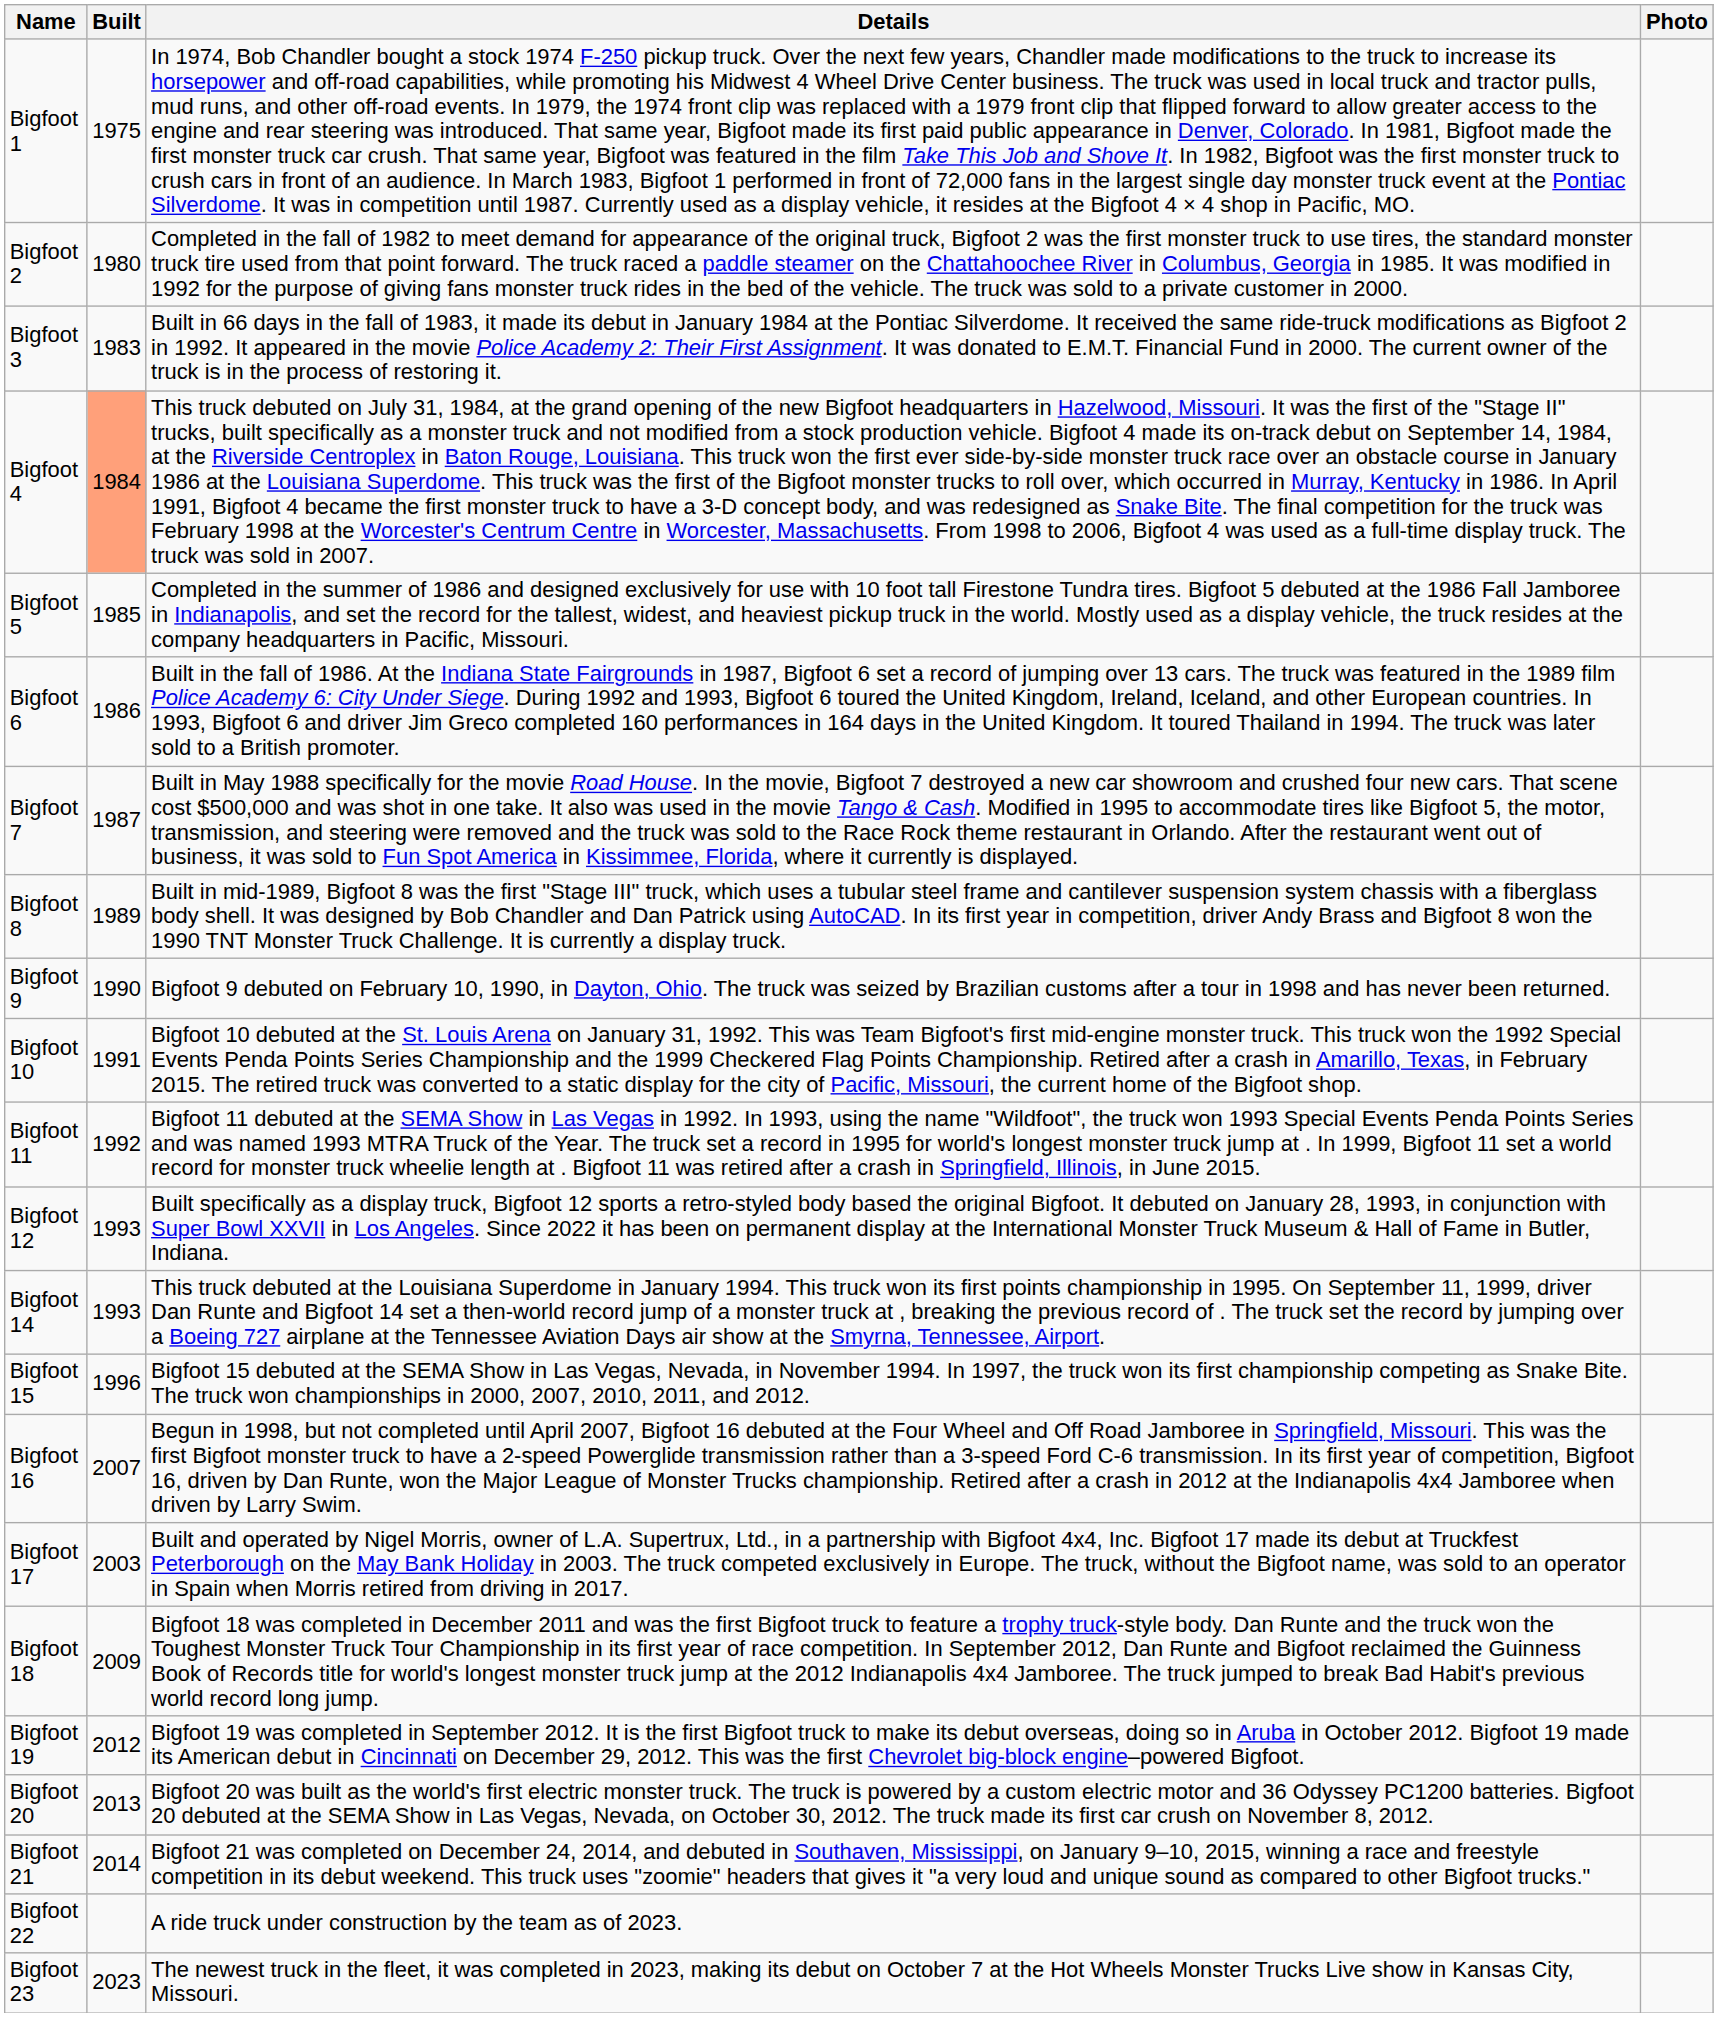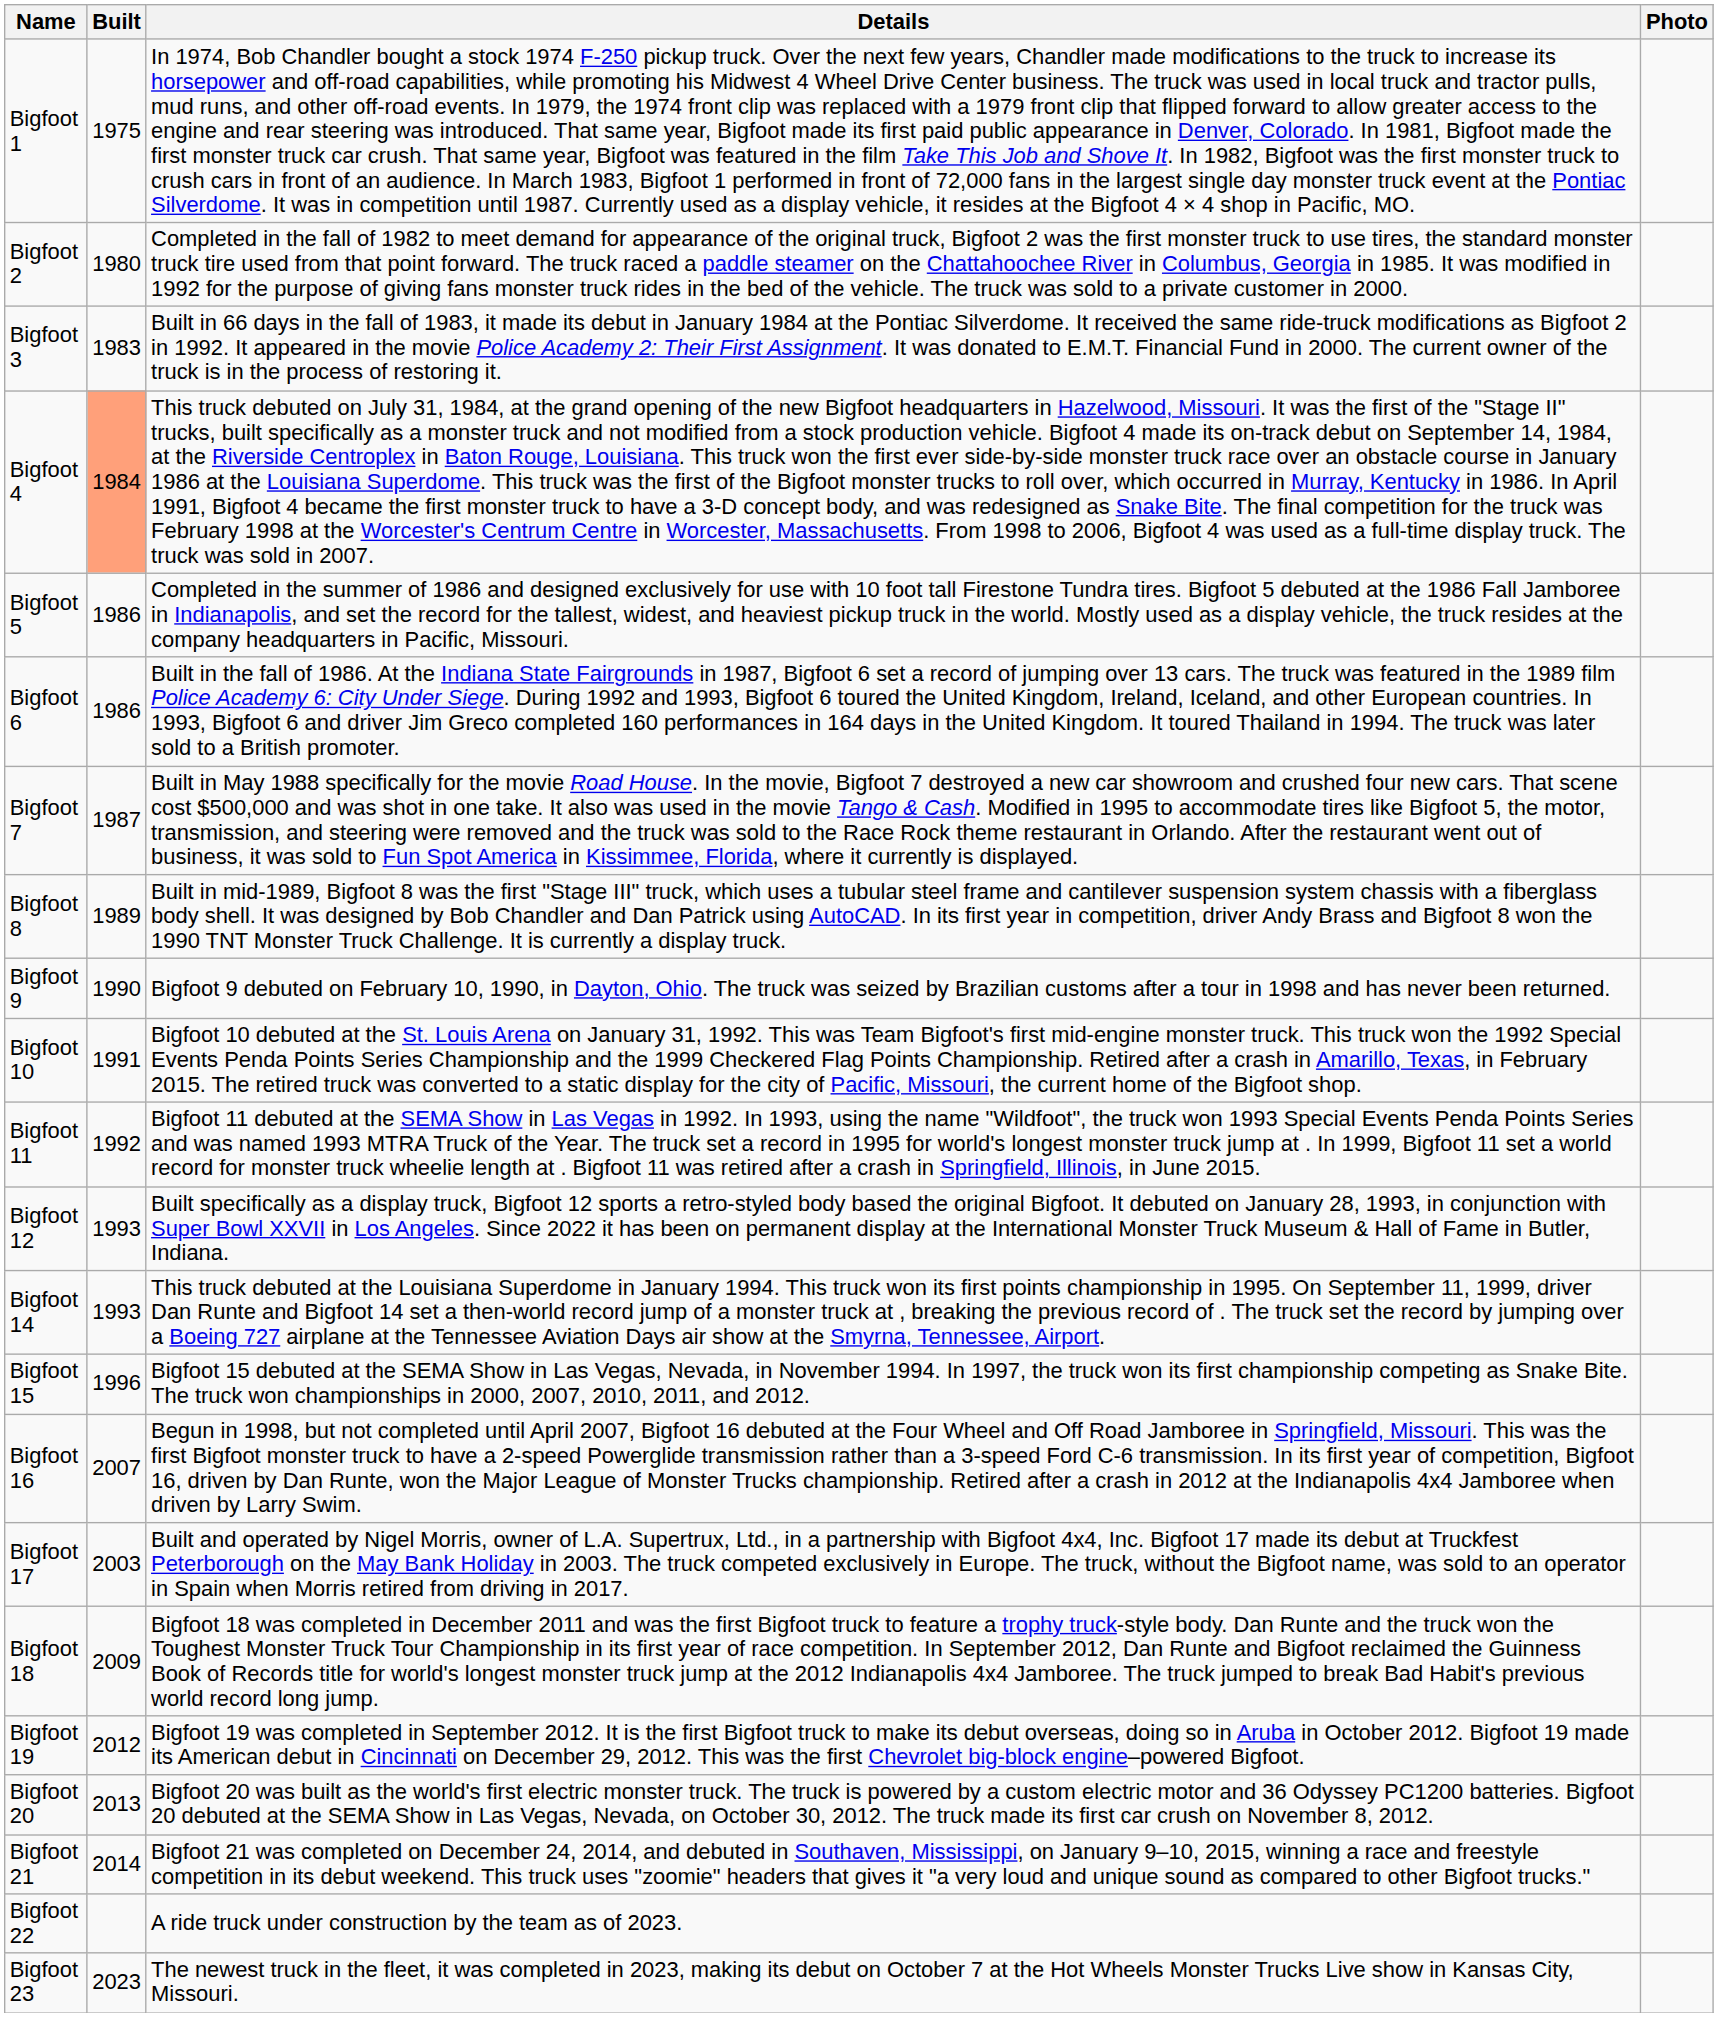(117, 614) 1985 -> (117, 614) 1986
